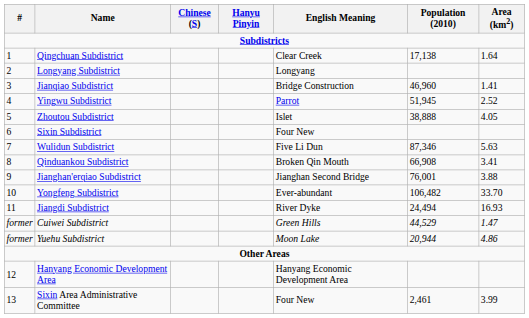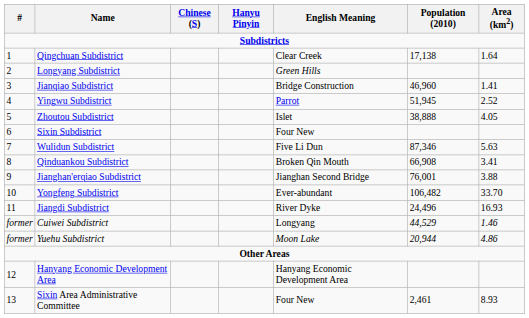(295, 71) Longyang -> (298, 71) Green Hills
(423, 208) 24,494 -> (423, 208) 24,496
(298, 223) Green Hills -> (295, 223) Longyang
(489, 223) 1.47 -> (489, 223) 1.46
(489, 300) 3.99 -> (489, 300) 8.93
